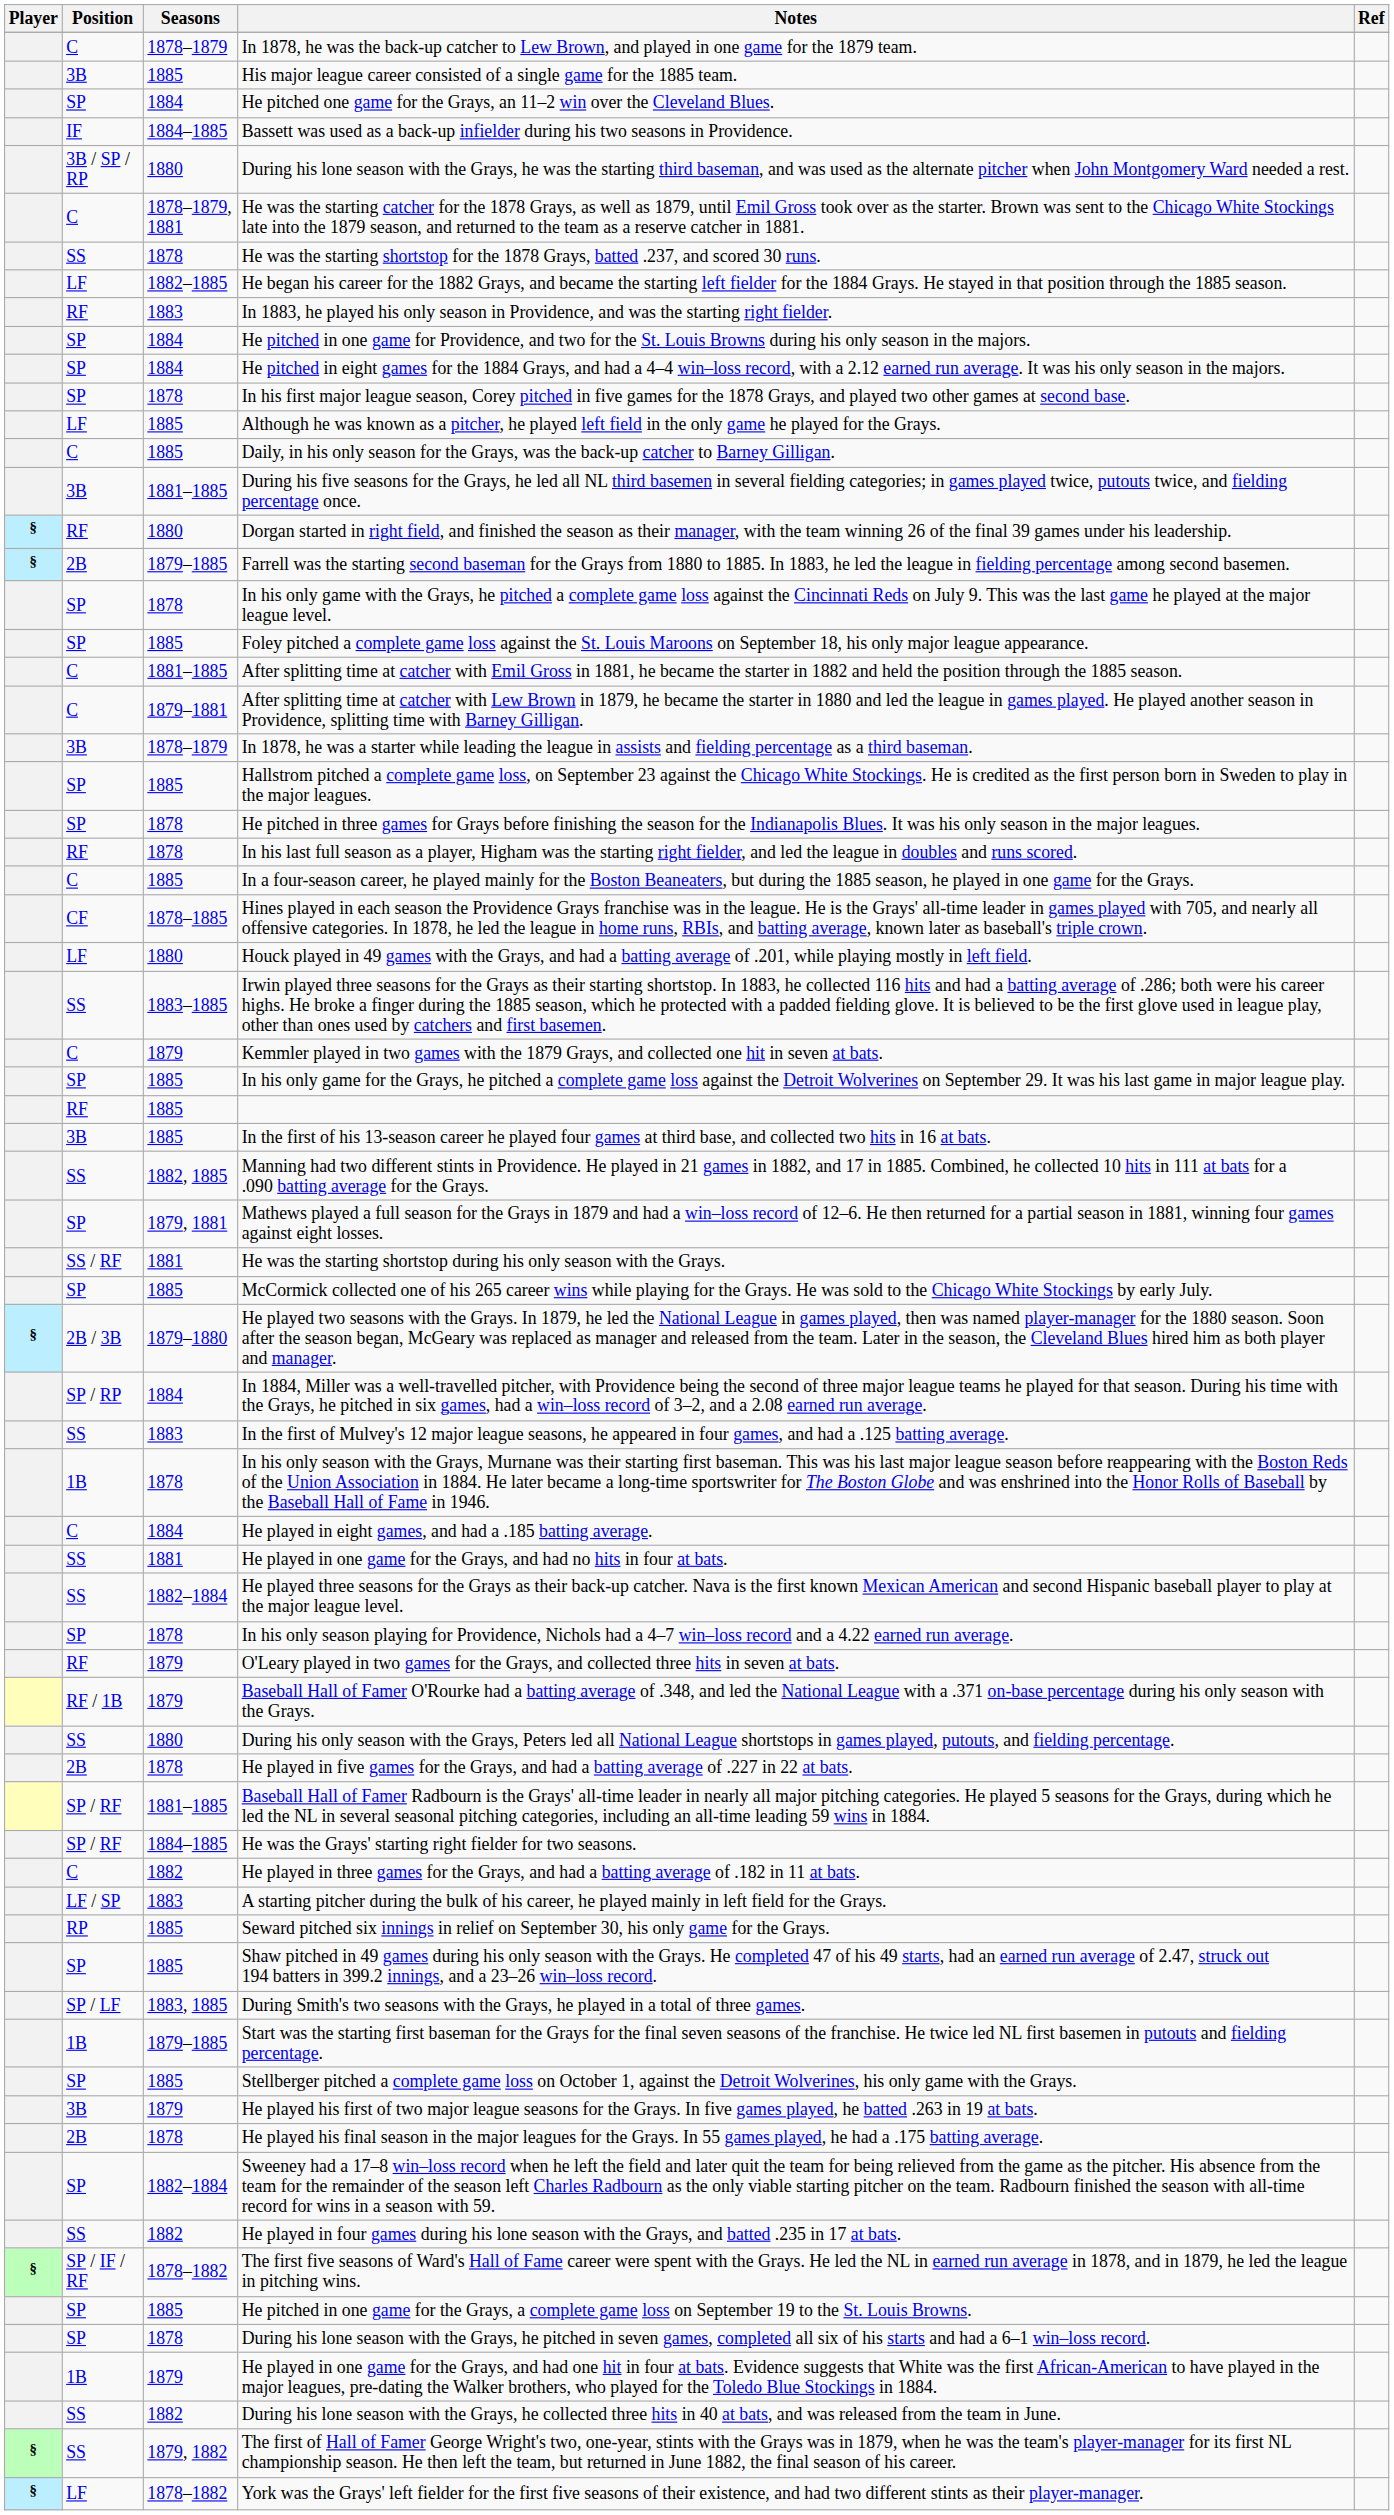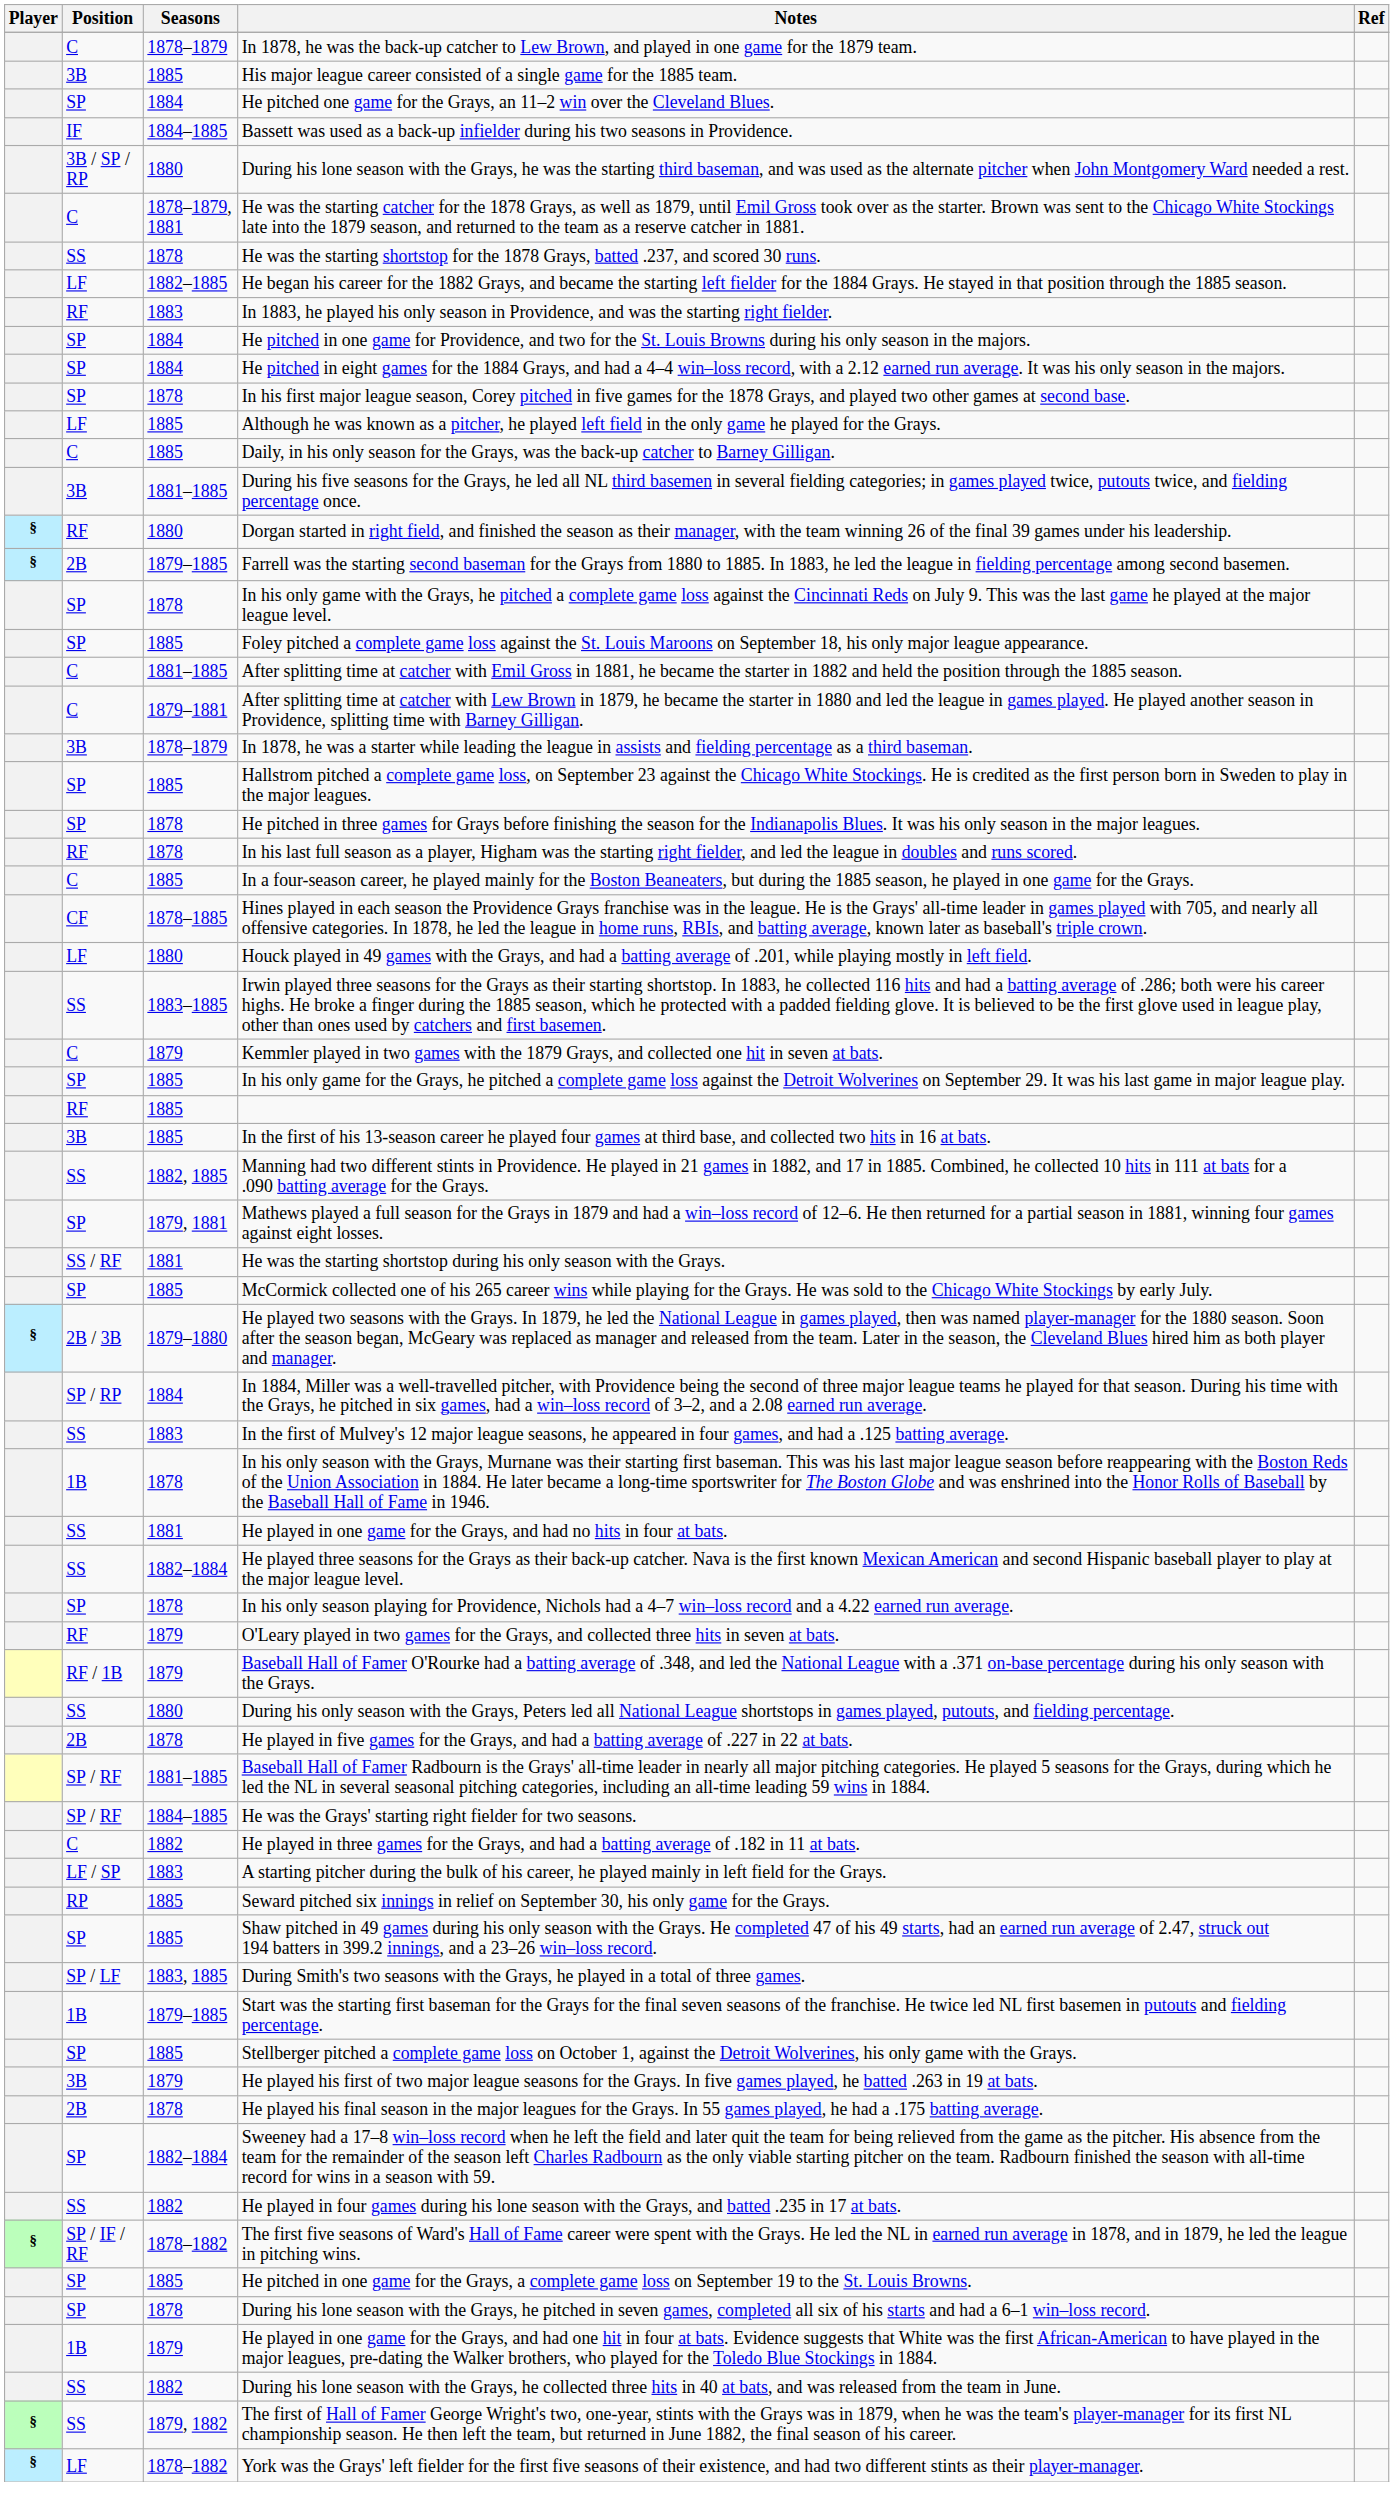- row: (165, 1530)
